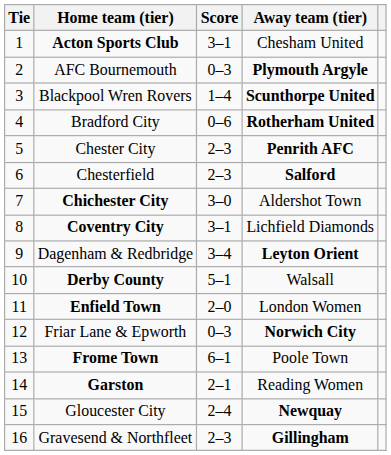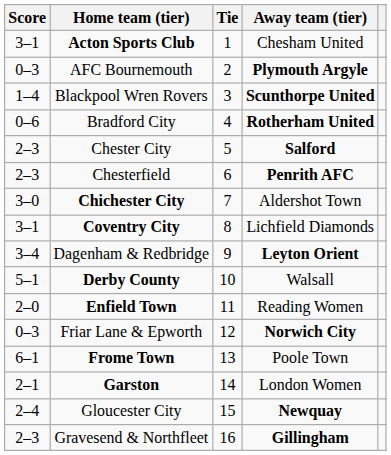columns swapped: (19, 17) <-> (220, 17)
(310, 148) Penrith AFC -> (310, 148) Salford
(310, 174) Salford -> (310, 174) Penrith AFC
(310, 305) London Women -> (310, 305) Reading Women
(310, 384) Reading Women -> (310, 384) London Women
